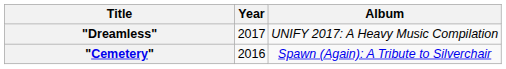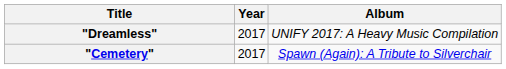(252, 53) 2016 -> (252, 53) 2017
